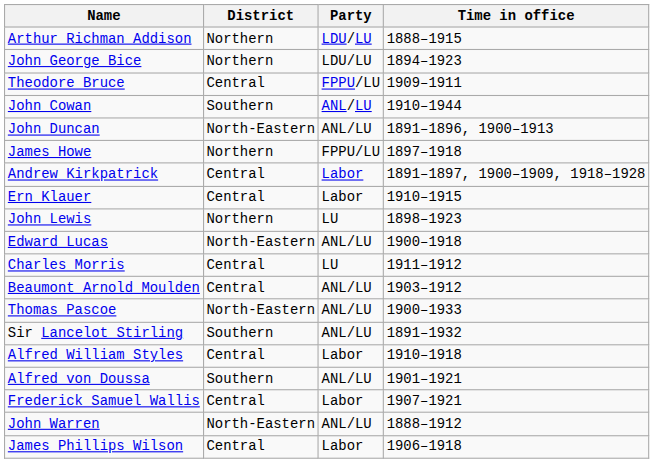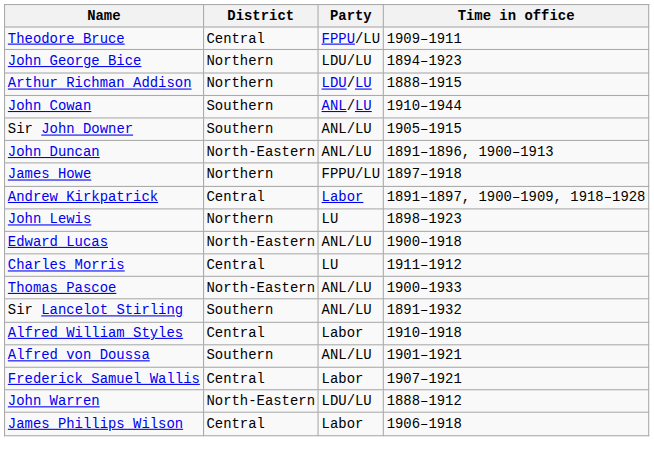rows swapped: (100, 39) <-> (66, 84)
+ row: (70, 129)
- row: (50, 197)
- row: (104, 288)
(347, 424) ANL/LU -> (347, 401) LDU/LU
